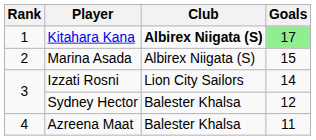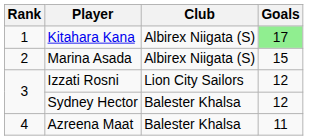(203, 37) bold -> (200, 37) normal
(288, 80) 14 -> (281, 80) 12
